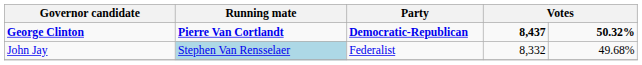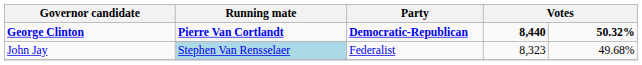(532, 32) 8,437 -> (532, 32) 8,440
(532, 50) 8,332 -> (532, 50) 8,323
